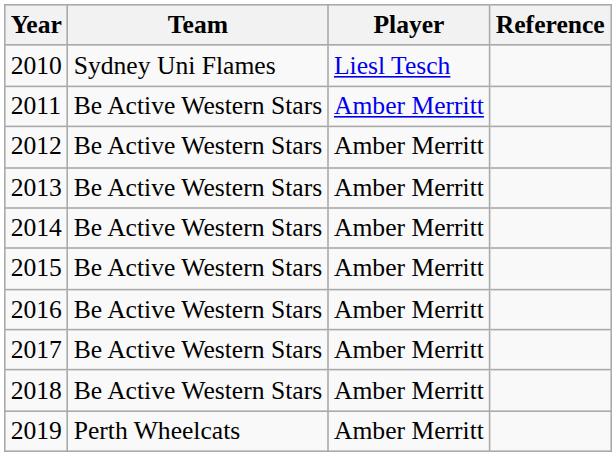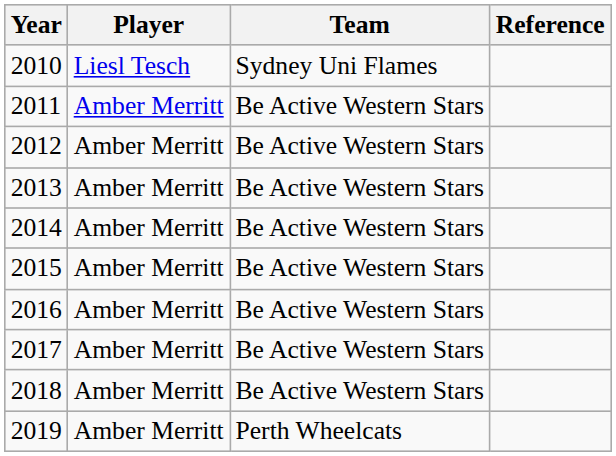columns swapped: (409, 24) <-> (198, 24)
